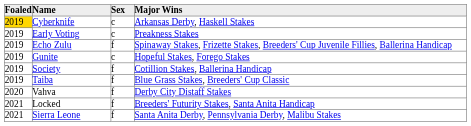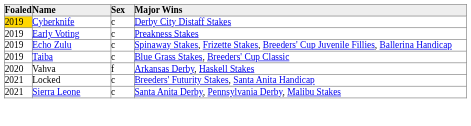(194, 22) Arkansas Derby, Haskell Stakes -> (183, 22) Derby City Distaff Stakes
(113, 45) f -> (113, 45) c
- row: (45, 57)
- row: (46, 68)
(113, 80) f -> (113, 57) c
(183, 92) Derby City Distaff Stakes -> (194, 68) Arkansas Derby, Haskell Stakes
(113, 103) f -> (113, 80) c
(113, 115) f -> (113, 92) c
